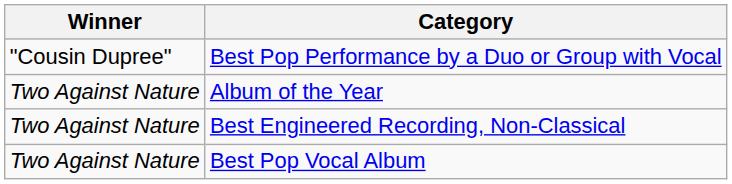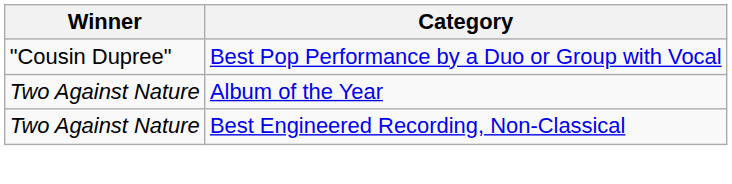- row: (318, 160)
